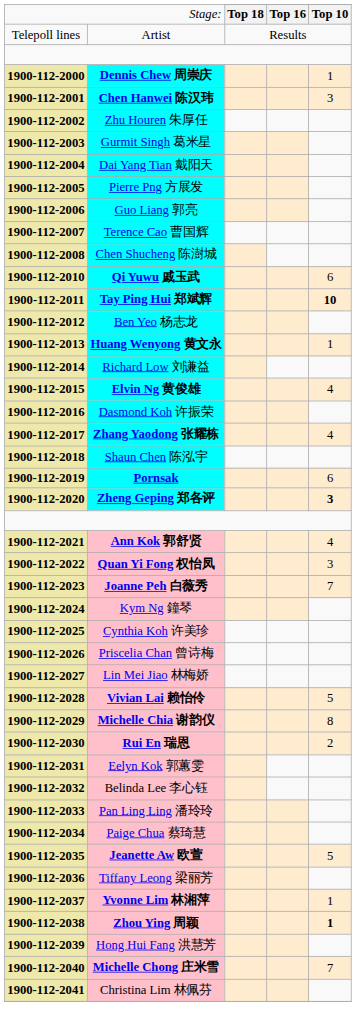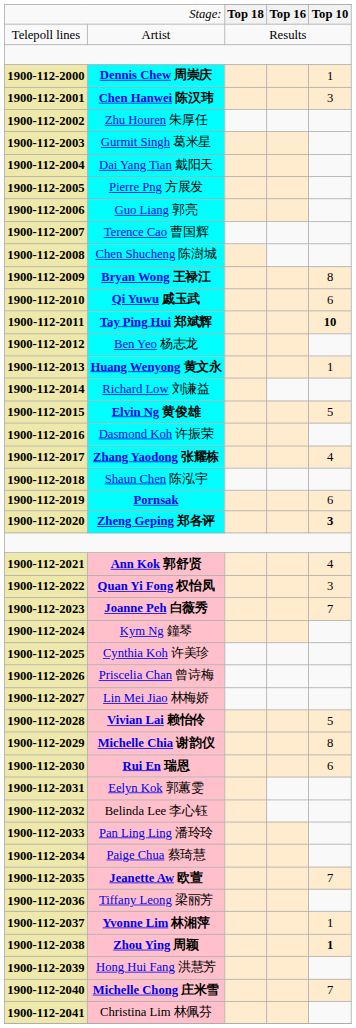+ row: (46, 277)
(330, 389) 4 -> (330, 412) 5
(330, 743) 2 -> (330, 766) 6
(330, 855) 5 -> (330, 878) 7
